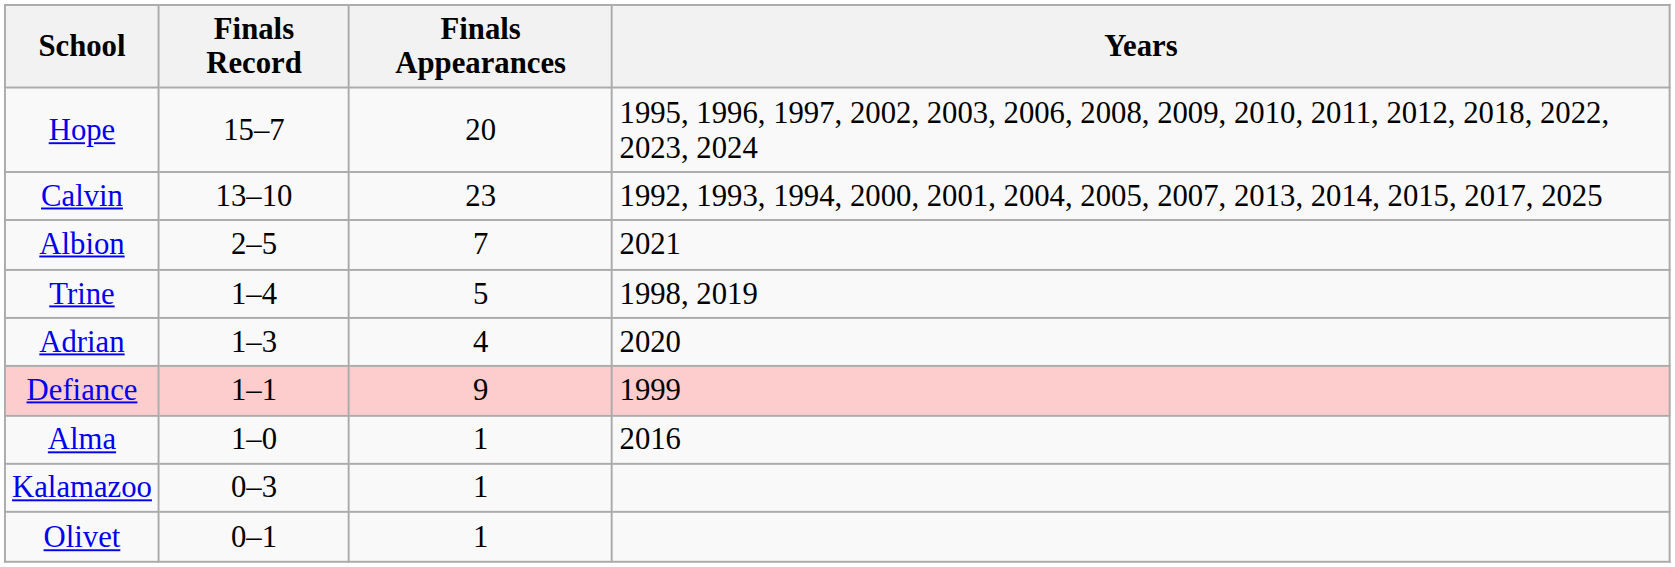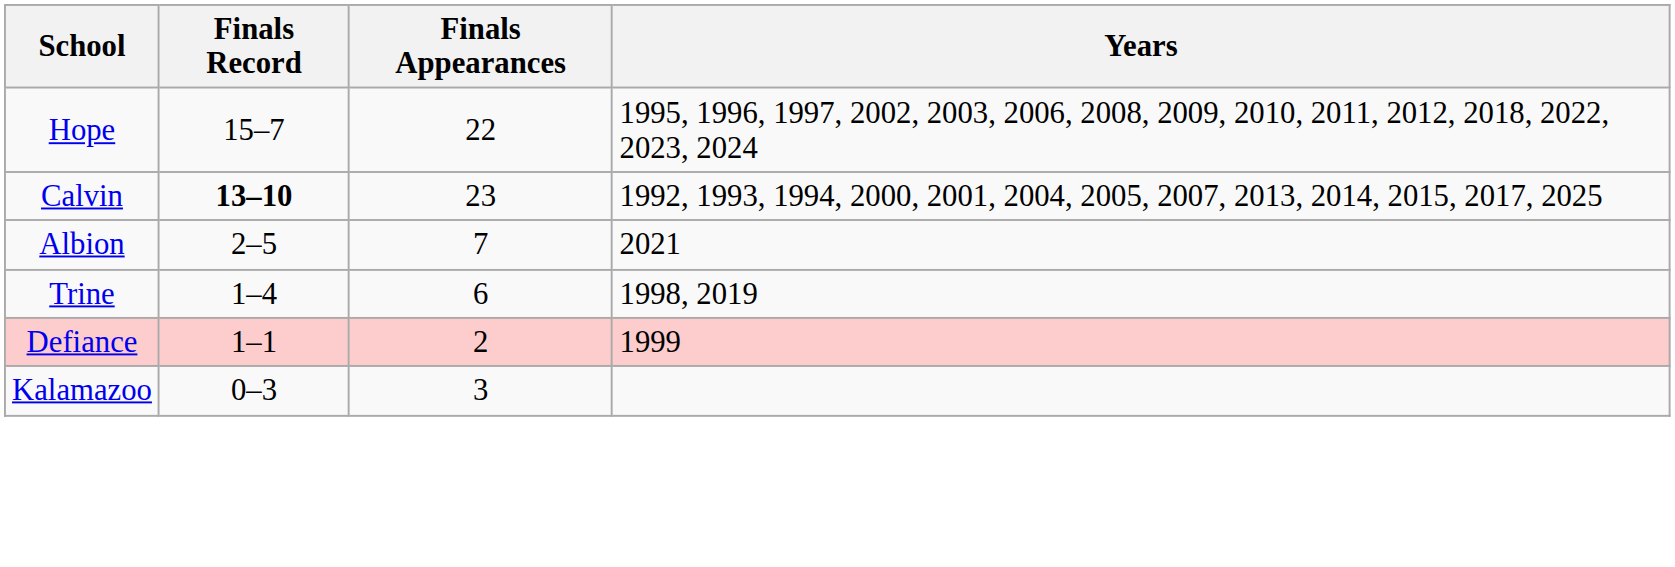(481, 129) 20 -> (481, 129) 22
(254, 195) normal -> (254, 195) bold
(481, 292) 5 -> (481, 292) 6
- row: (82, 341)
(481, 390) 9 -> (481, 341) 2
- row: (82, 439)
(481, 487) 1 -> (481, 390) 3
- row: (82, 536)
